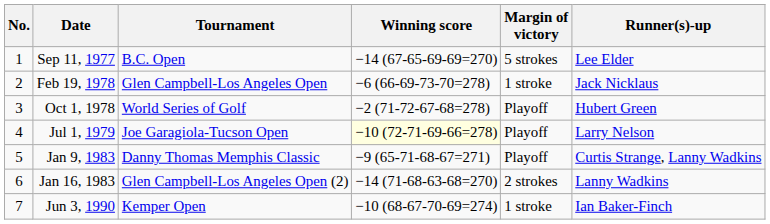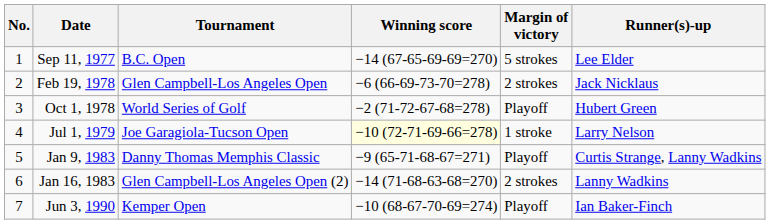(528, 83) 1 stroke -> (531, 83) 2 strokes
(526, 132) Playoff -> (528, 132) 1 stroke
(528, 206) 1 stroke -> (526, 206) Playoff
